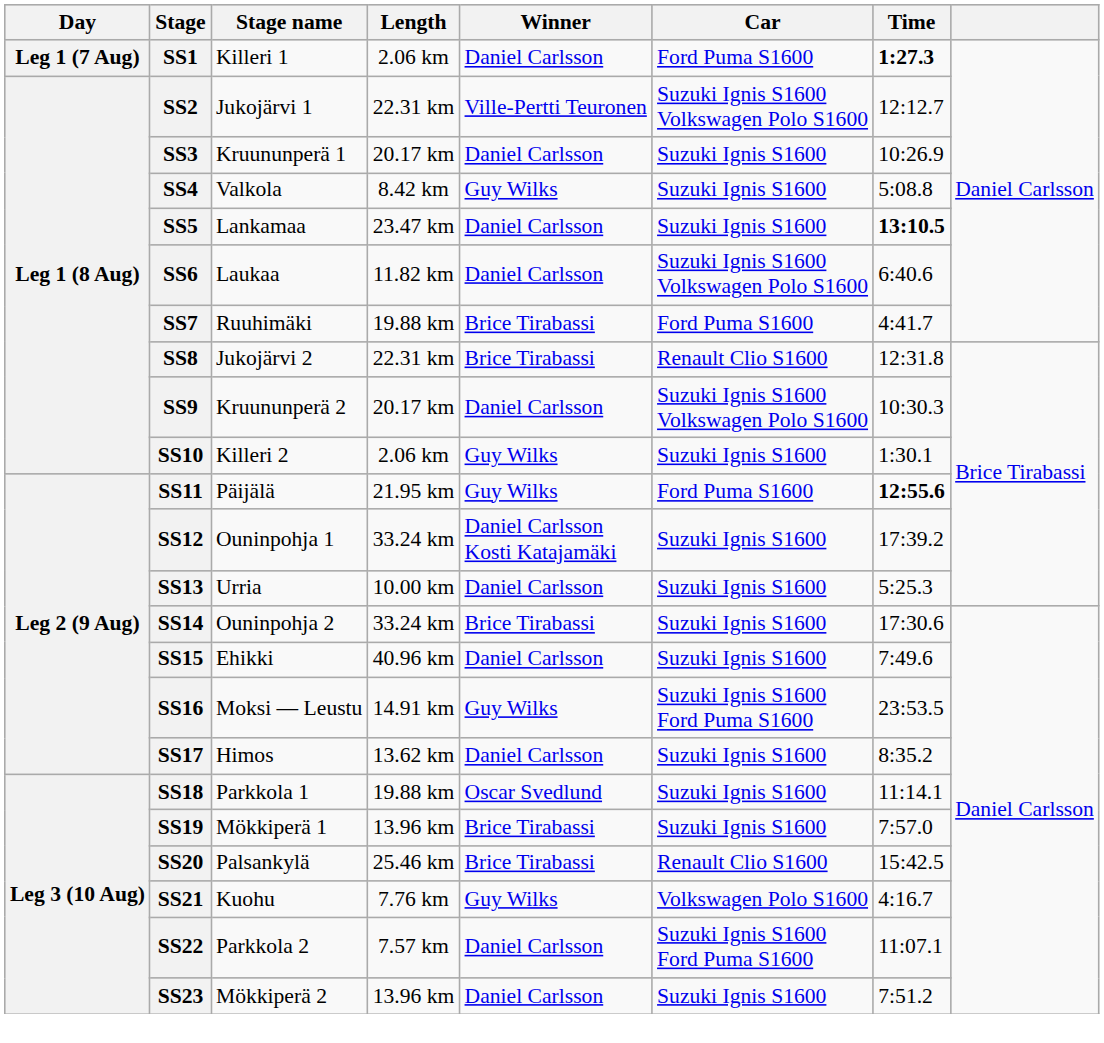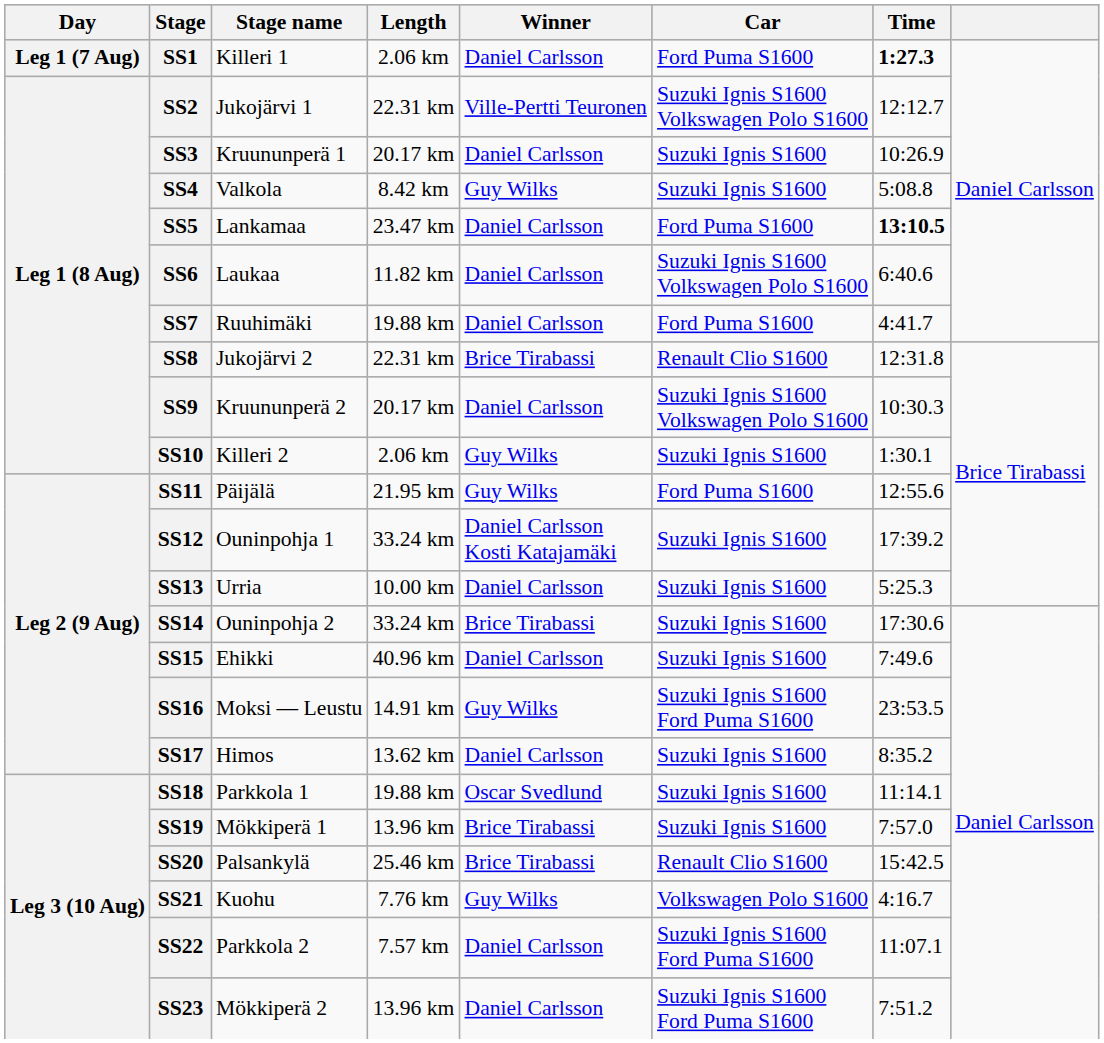(742, 225) Suzuki Ignis S1600 -> (735, 225) Ford Puma S1600
(530, 322) Brice Tirabassi -> (534, 322) Daniel Carlsson
(912, 490) bold -> (911, 490) normal
(742, 995) Suzuki Ignis S1600 -> (742, 1007) Suzuki Ignis S1600 Ford Puma S1600
